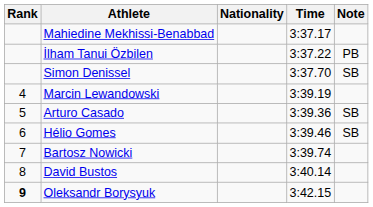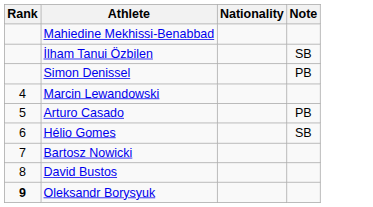- column: (310, 14)
(351, 53) PB -> (303, 53) SB
(351, 73) SB -> (303, 73) PB
(351, 113) SB -> (303, 113) PB
